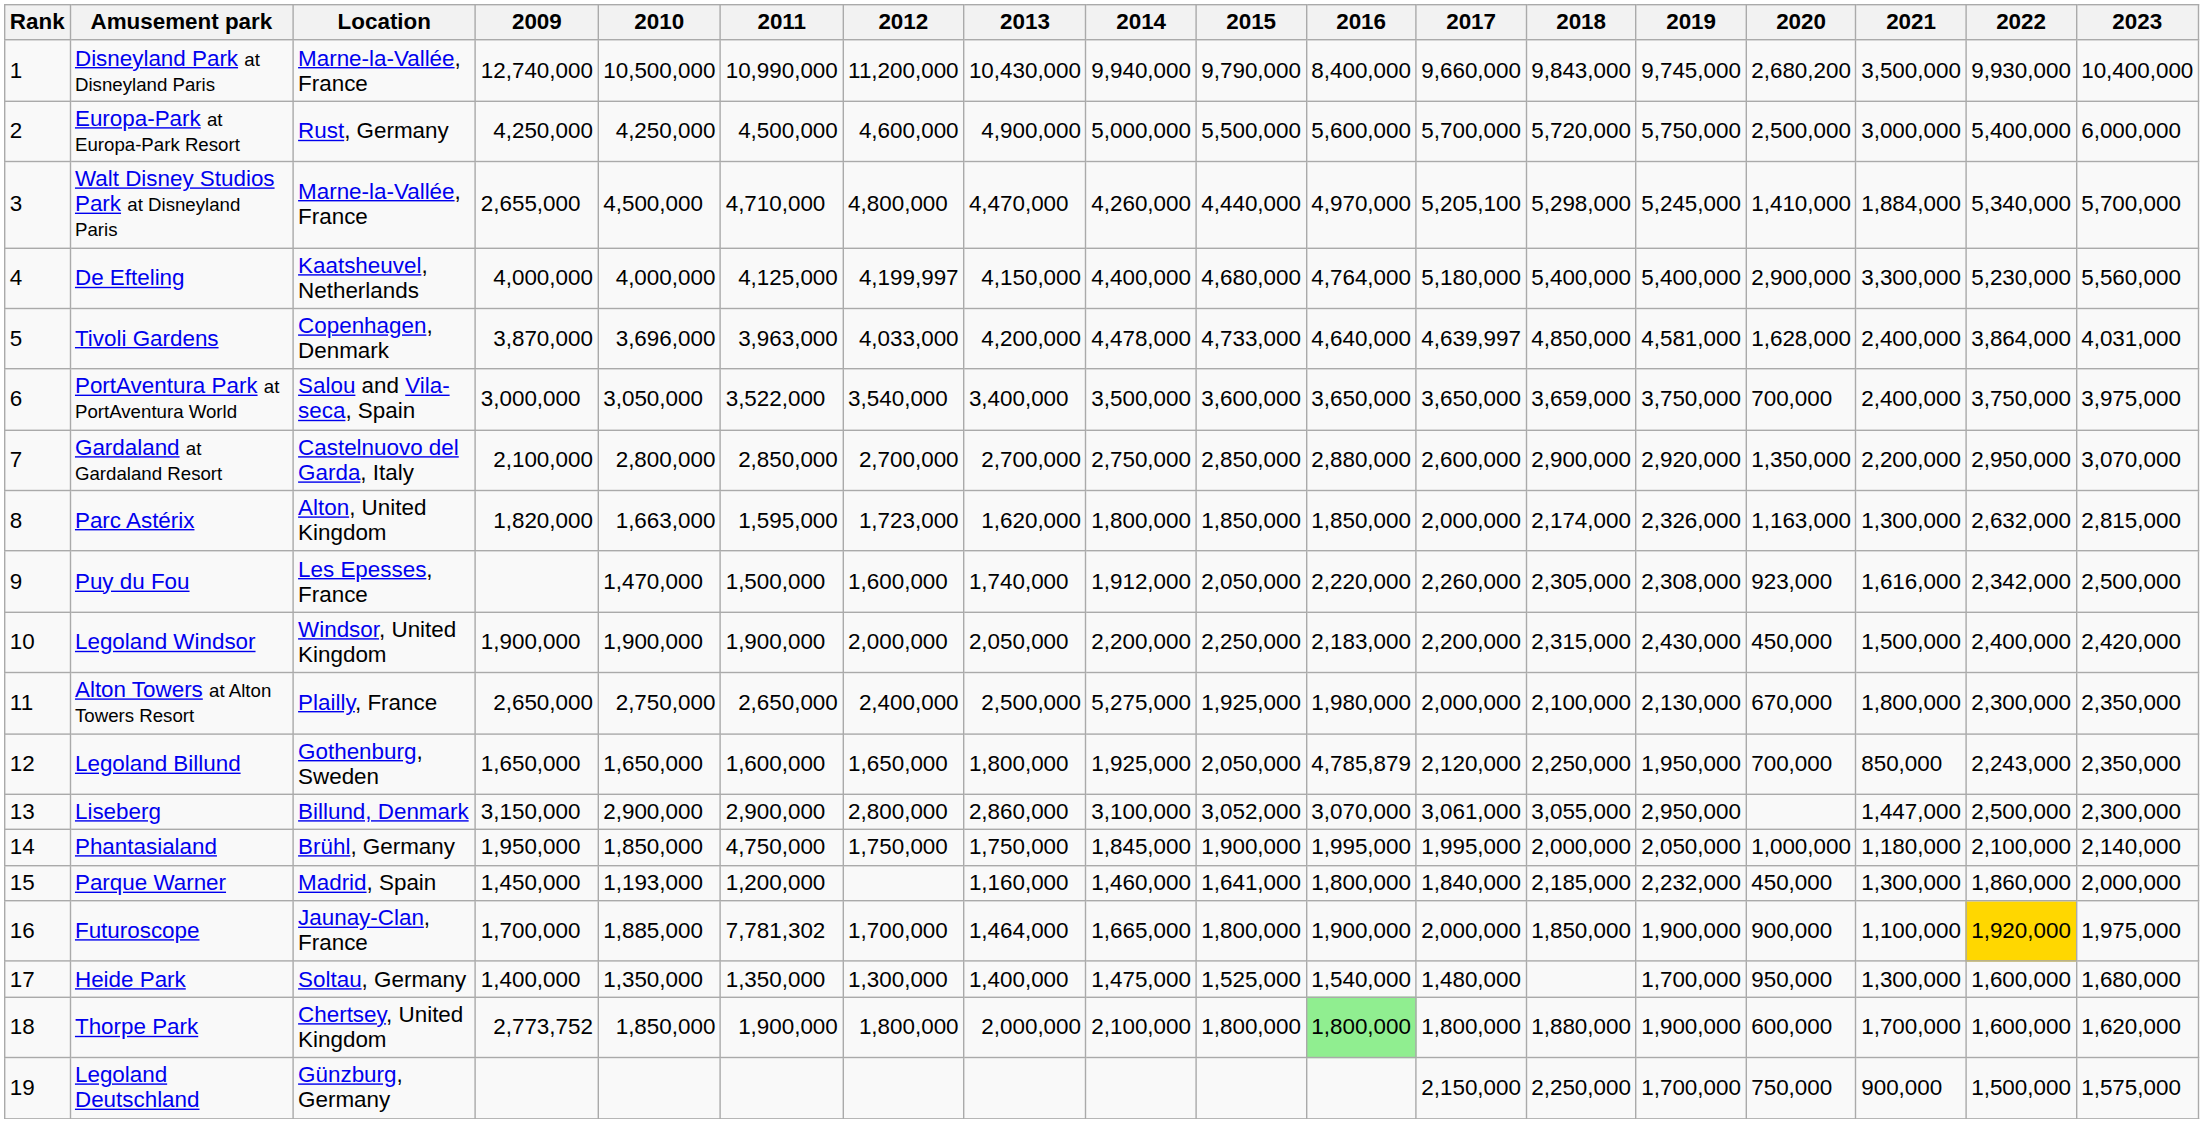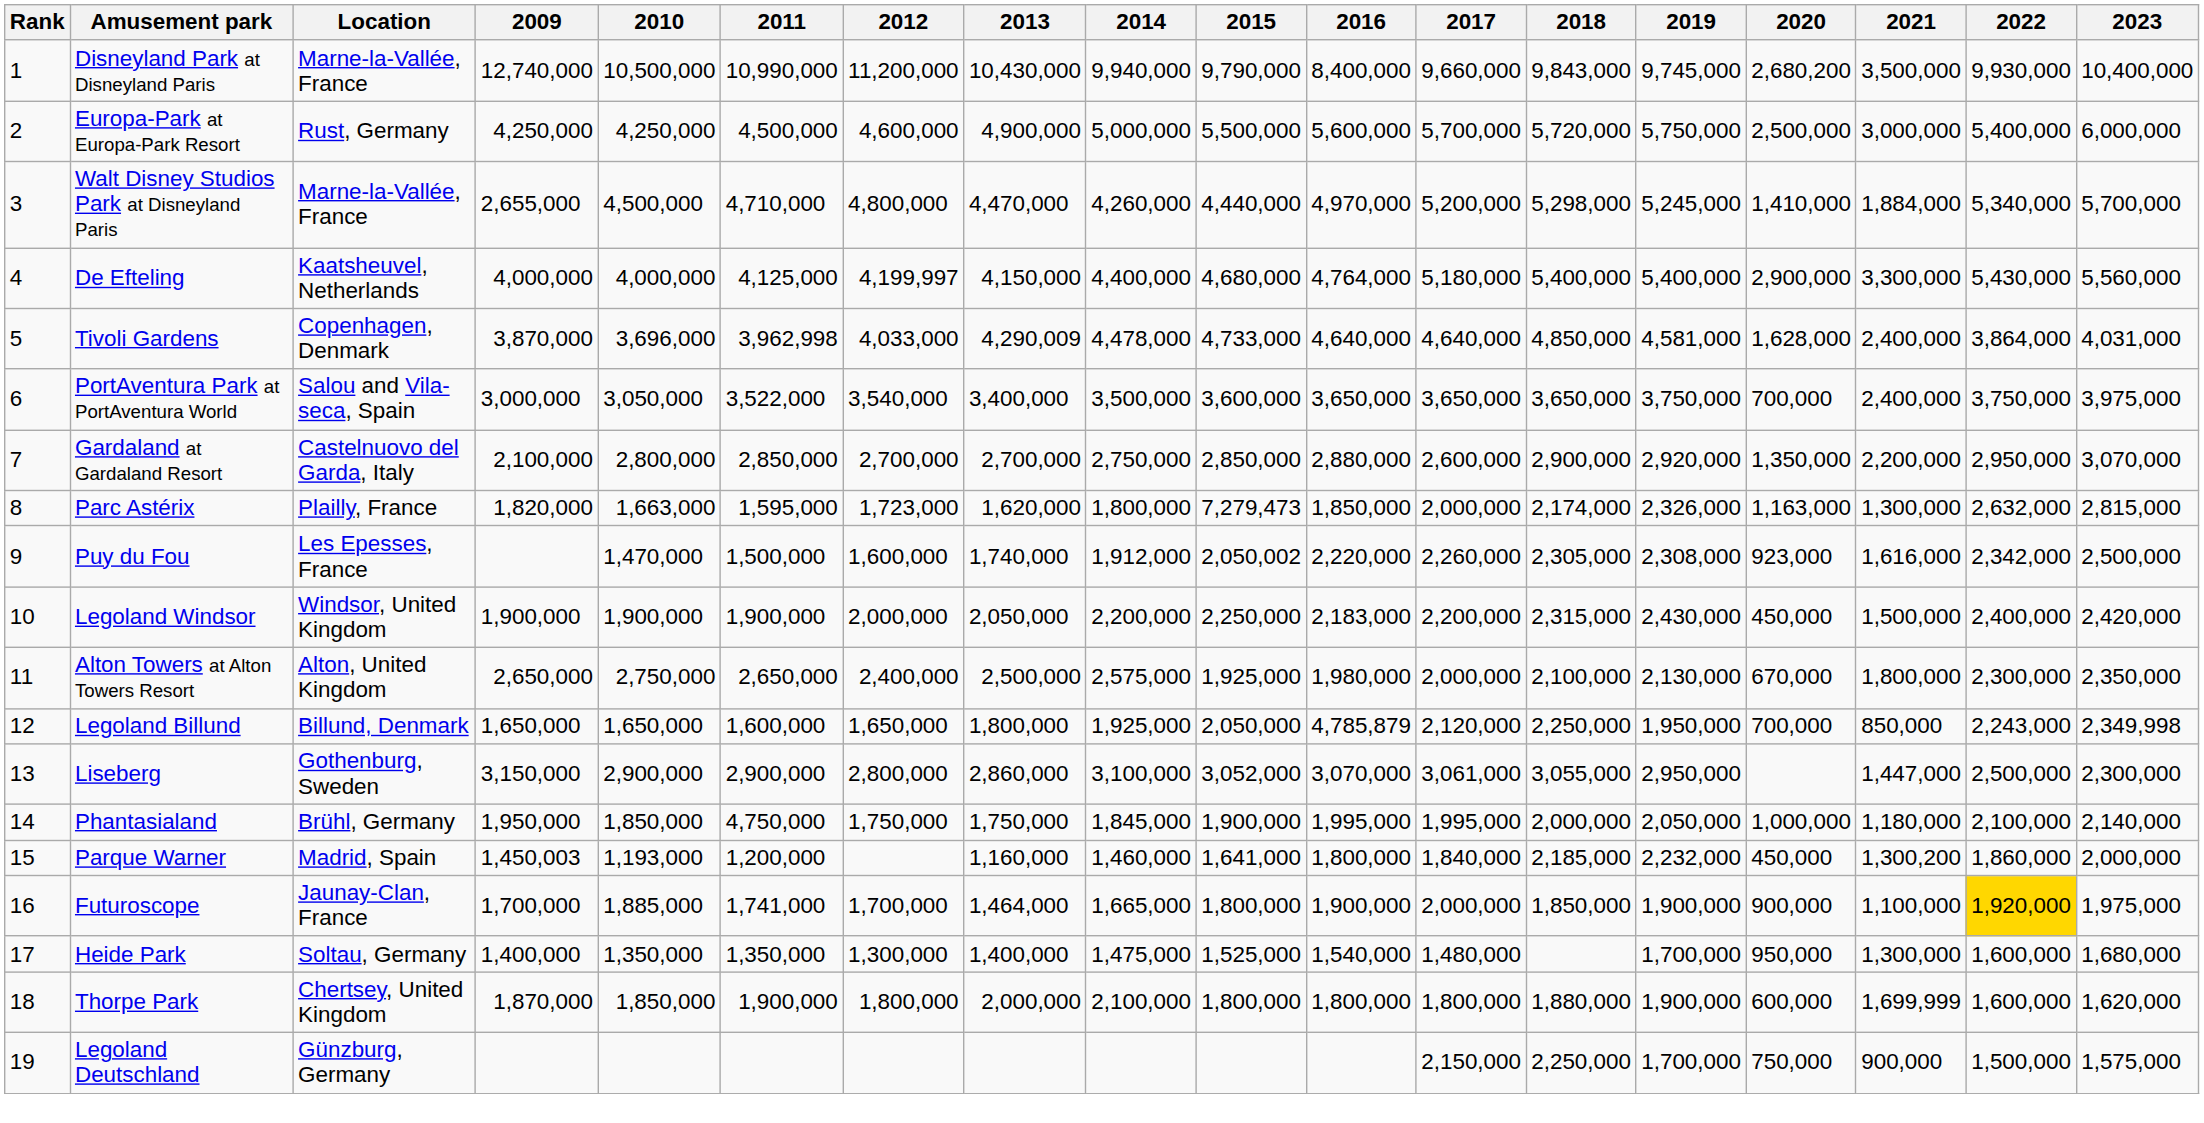(1471, 204) 5,205,100 -> (1471, 204) 5,200,000
(2021, 277) 5,230,000 -> (2021, 277) 5,430,000
(788, 338) 3,963,000 -> (788, 338) 3,962,998
(1031, 338) 4,200,000 -> (1031, 338) 4,290,009
(1471, 338) 4,639,997 -> (1471, 338) 4,640,000
(1581, 399) 3,659,000 -> (1581, 399) 3,650,000
(362, 520) Alton, United Kingdom -> (368, 508) Plailly, France
(1251, 520) 1,850,000 -> (1251, 508) 7,279,473
(1251, 581) 2,050,000 -> (1251, 556) 2,050,002
(368, 702) Plailly, France -> (362, 677) Alton, United Kingdom
(1141, 702) 5,275,000 -> (1141, 677) 2,575,000
(360, 763) Gothenburg, Sweden -> (383, 725) Billund, Denmark
(2131, 763) 2,350,000 -> (2131, 725) 2,349,998
(383, 811) Billund, Denmark -> (360, 773) Gothenburg, Sweden
(531, 882) 1,450,000 -> (531, 857) 1,450,003
(1911, 882) 1,300,000 -> (1911, 857) 1,300,200
(776, 930) 7,781,302 -> (776, 905) 1,741,000
(543, 1027) 2,773,752 -> (543, 1001) 1,870,000
(1361, 1027) lightgreen background -> (1361, 1001) no background
(1911, 1027) 1,700,000 -> (1911, 1001) 1,699,999
